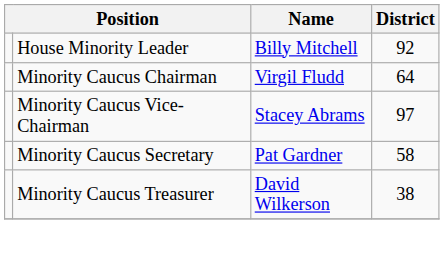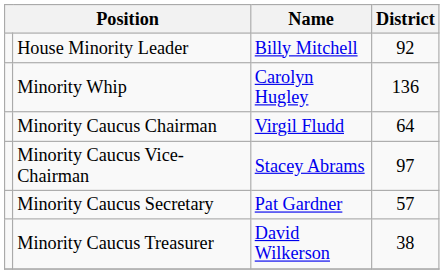+ row: (72, 87)
(405, 155) 58 -> (405, 204) 57
